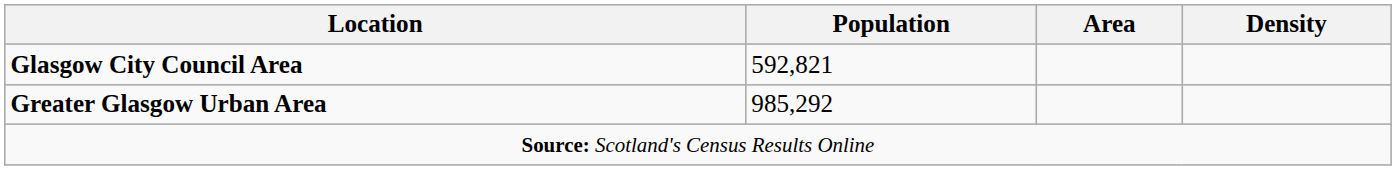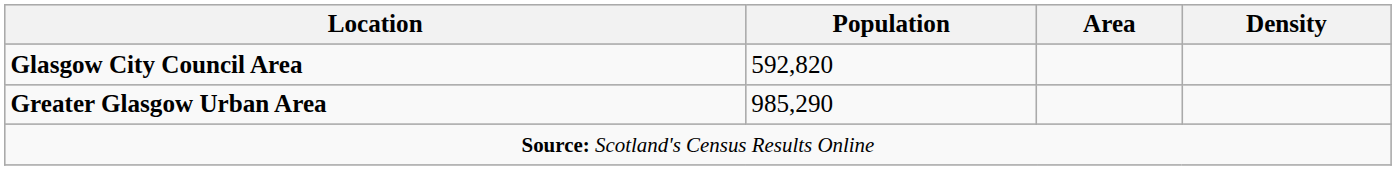(792, 64) 592,821 -> (792, 64) 592,820
(792, 104) 985,292 -> (792, 104) 985,290
